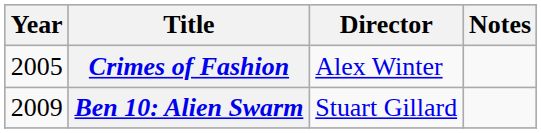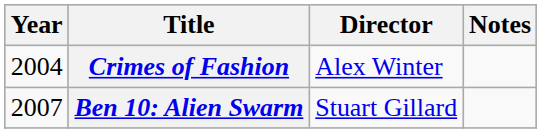(37, 66) 2005 -> (37, 66) 2004
(37, 107) 2009 -> (37, 107) 2007
